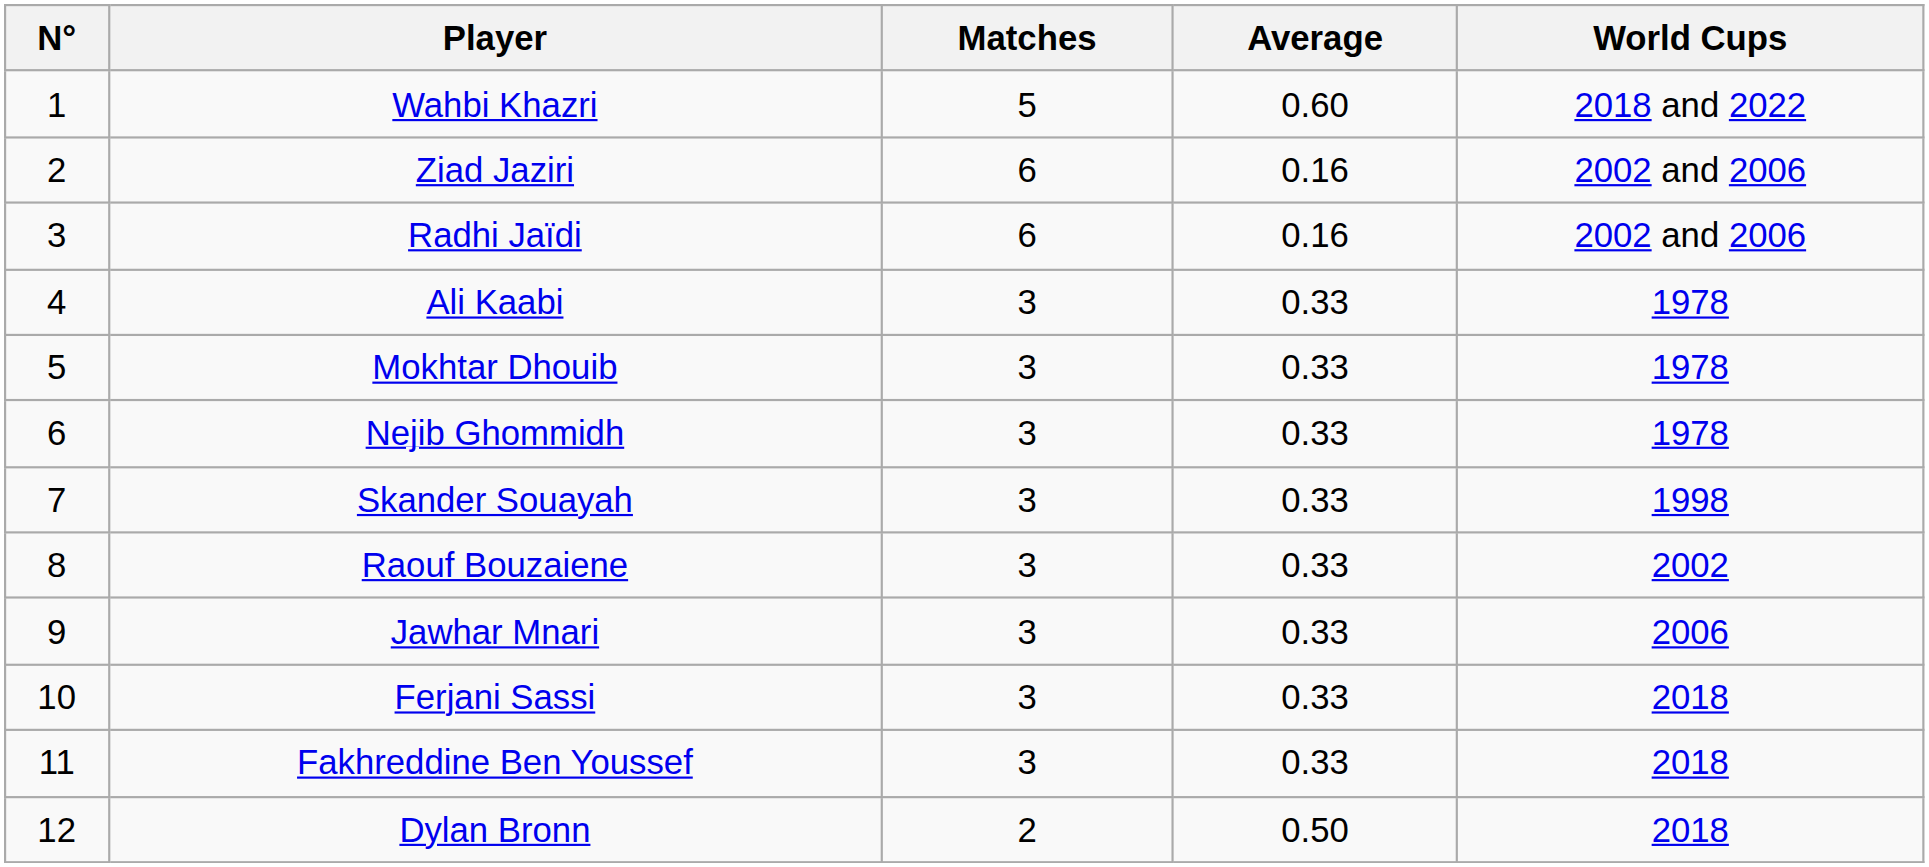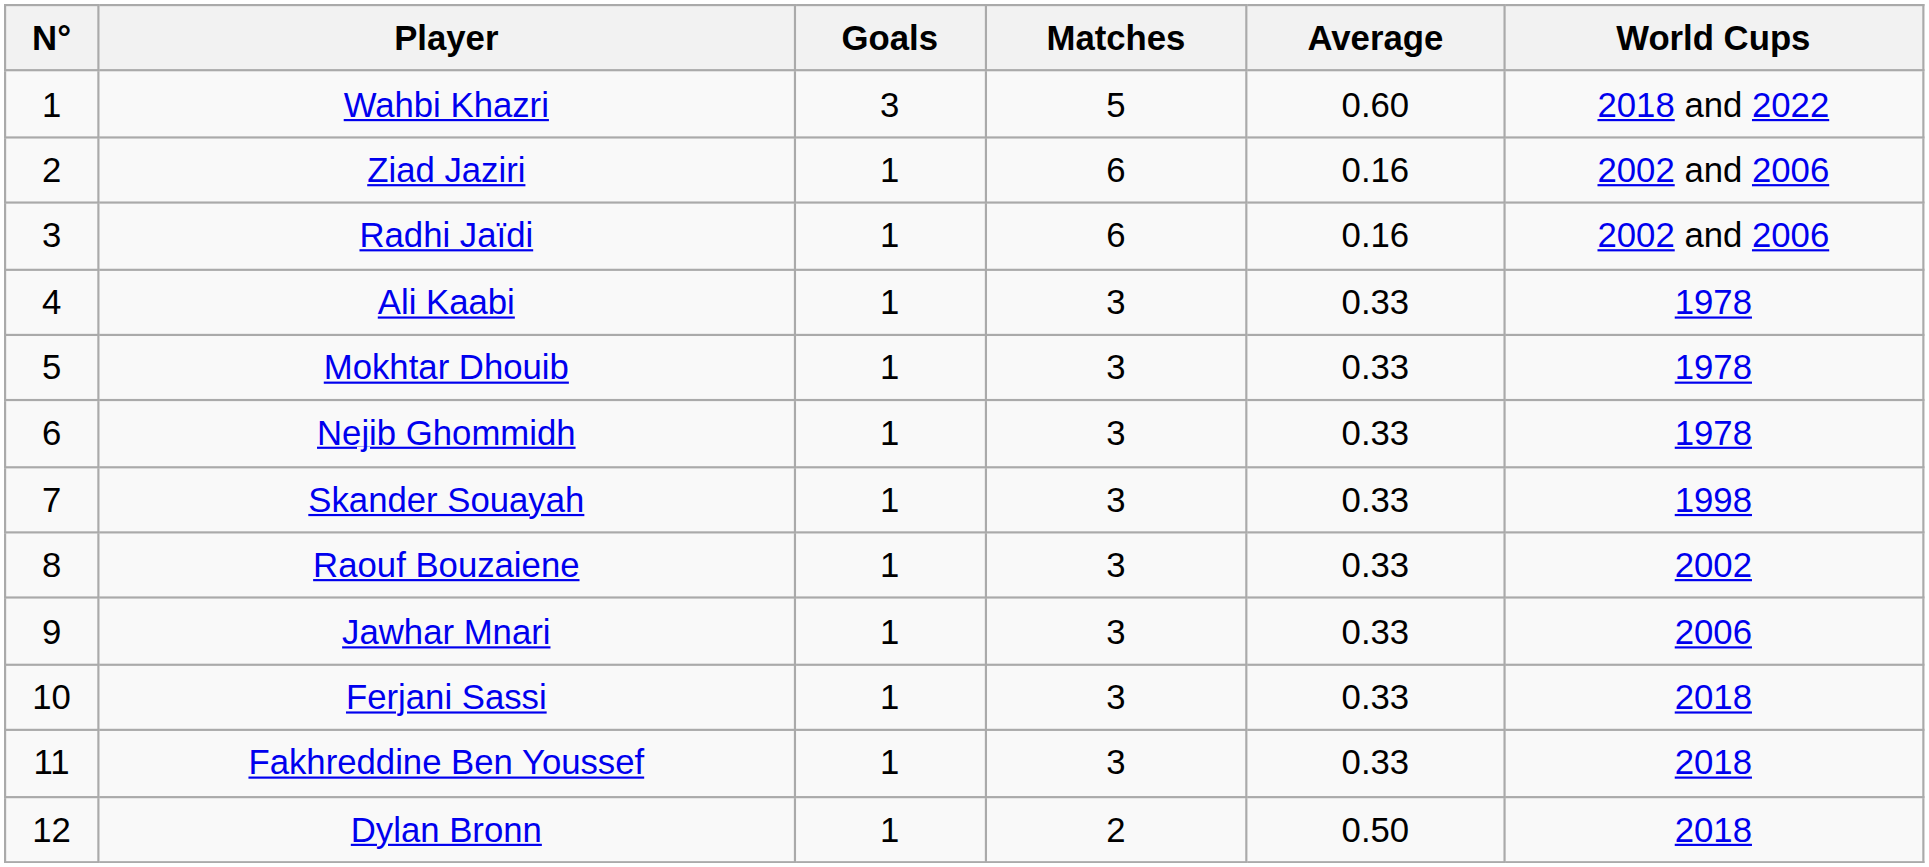+ column: (890, 38)
